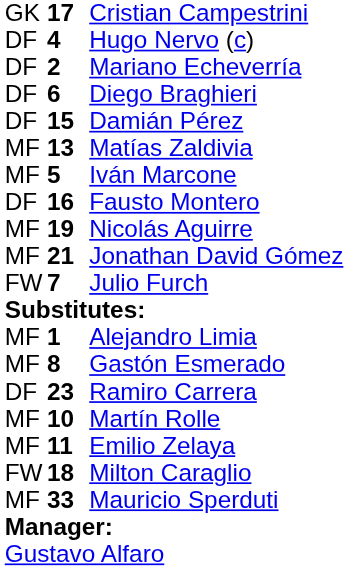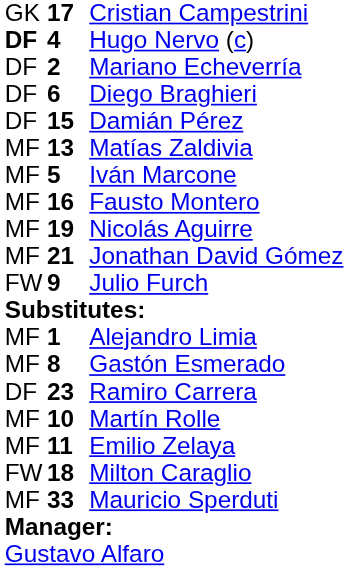(21, 40) normal -> (21, 40) bold
(21, 202) DF -> (22, 202) MF
(54, 283) 7 -> (54, 283) 9
